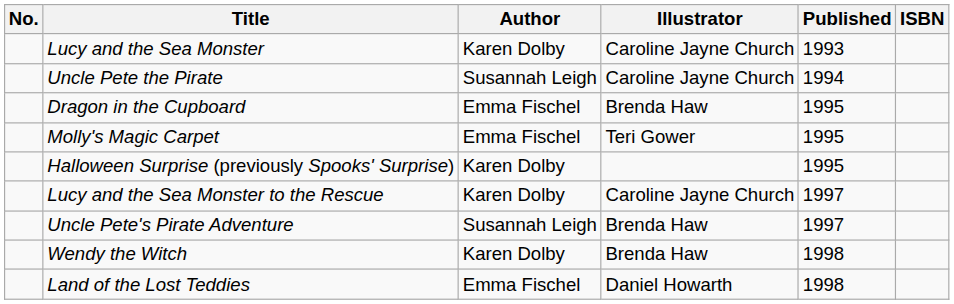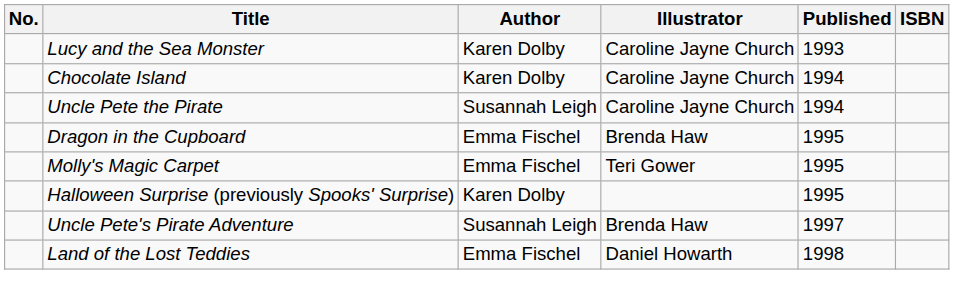+ row: (116, 78)
- row: (215, 195)
- row: (117, 254)
